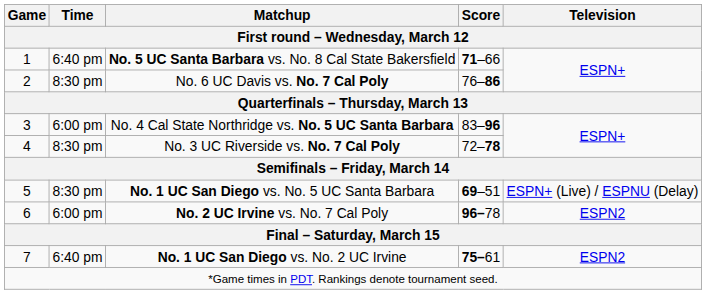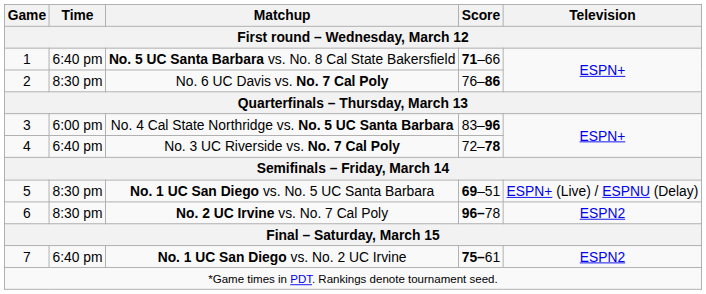(77, 147) 8:30 pm -> (77, 147) 6:40 pm
(77, 213) 6:00 pm -> (77, 213) 8:30 pm
